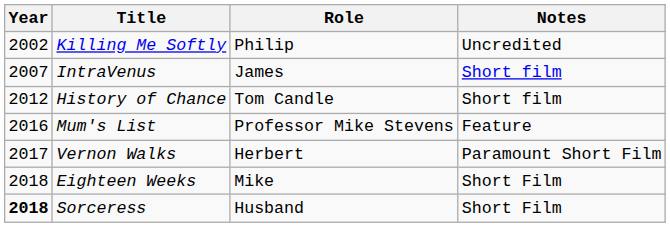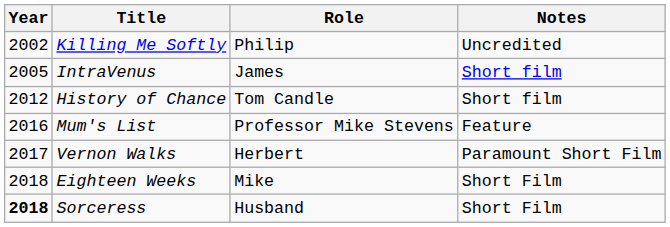(29, 72) 2007 -> (29, 72) 2005
